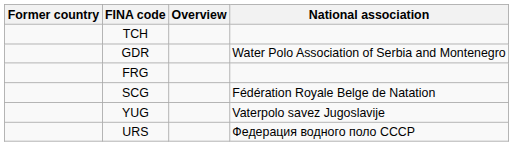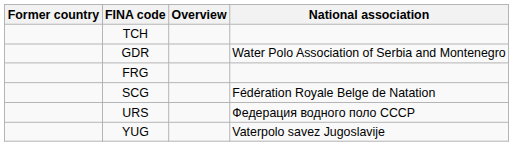rows swapped: (135, 132) <-> (135, 112)
